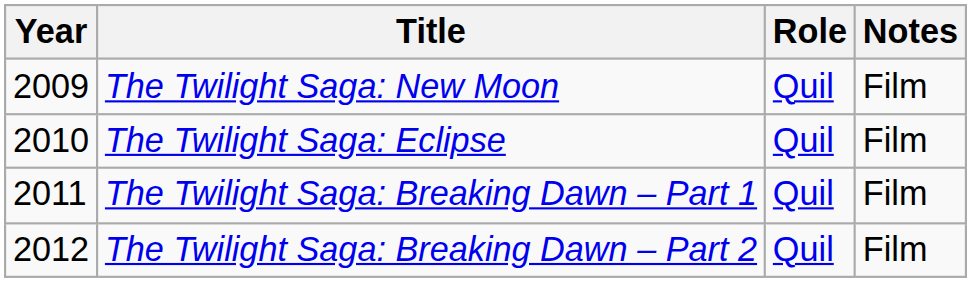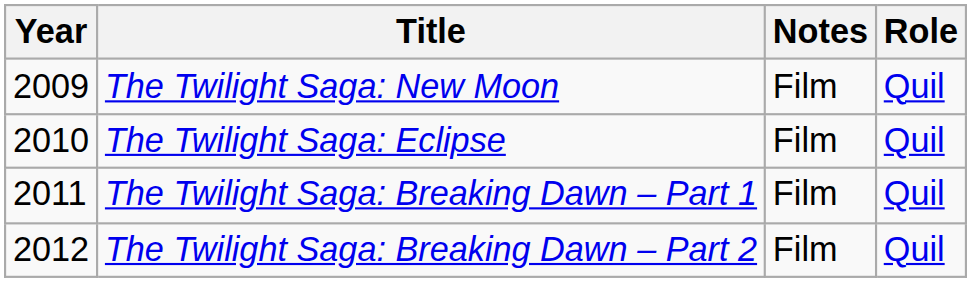columns swapped: (810, 31) <-> (910, 31)
